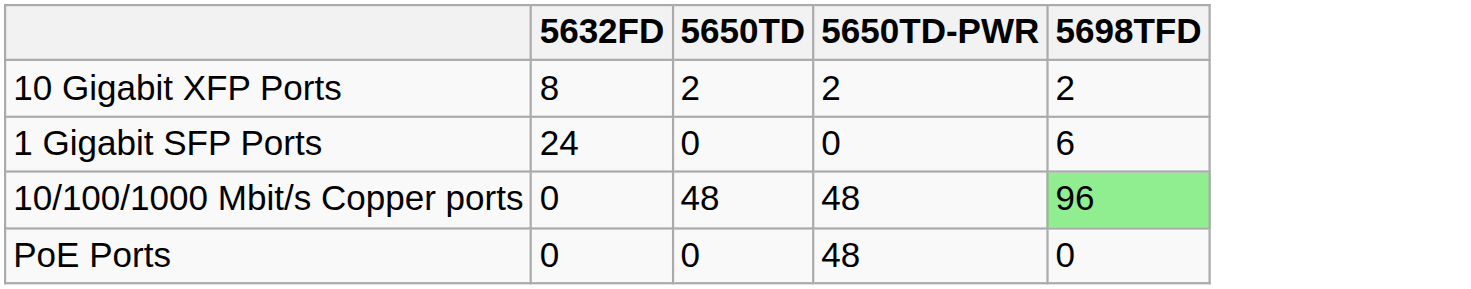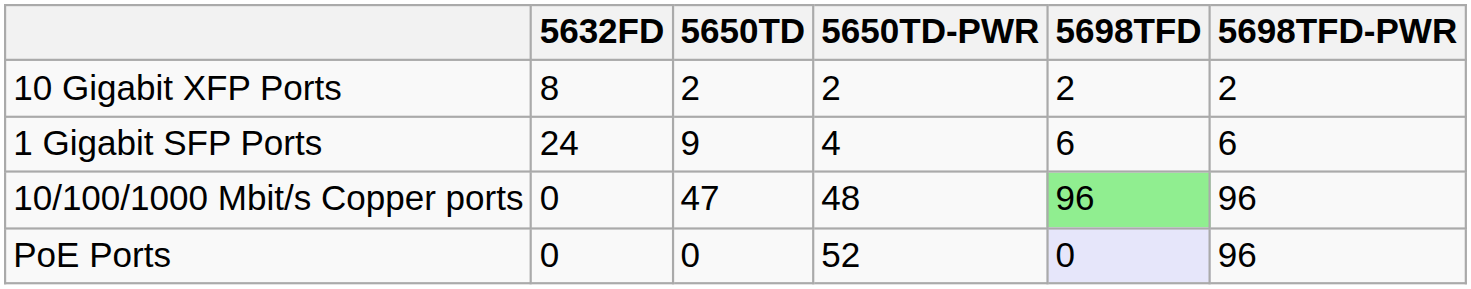+ column: (1337, 32)
(690, 143) 0 -> (690, 143) 9
(831, 143) 0 -> (831, 143) 4
(700, 198) 48 -> (700, 198) 47
(841, 254) 48 -> (841, 254) 52
(1065, 254) no background -> (1065, 254) lavender background
